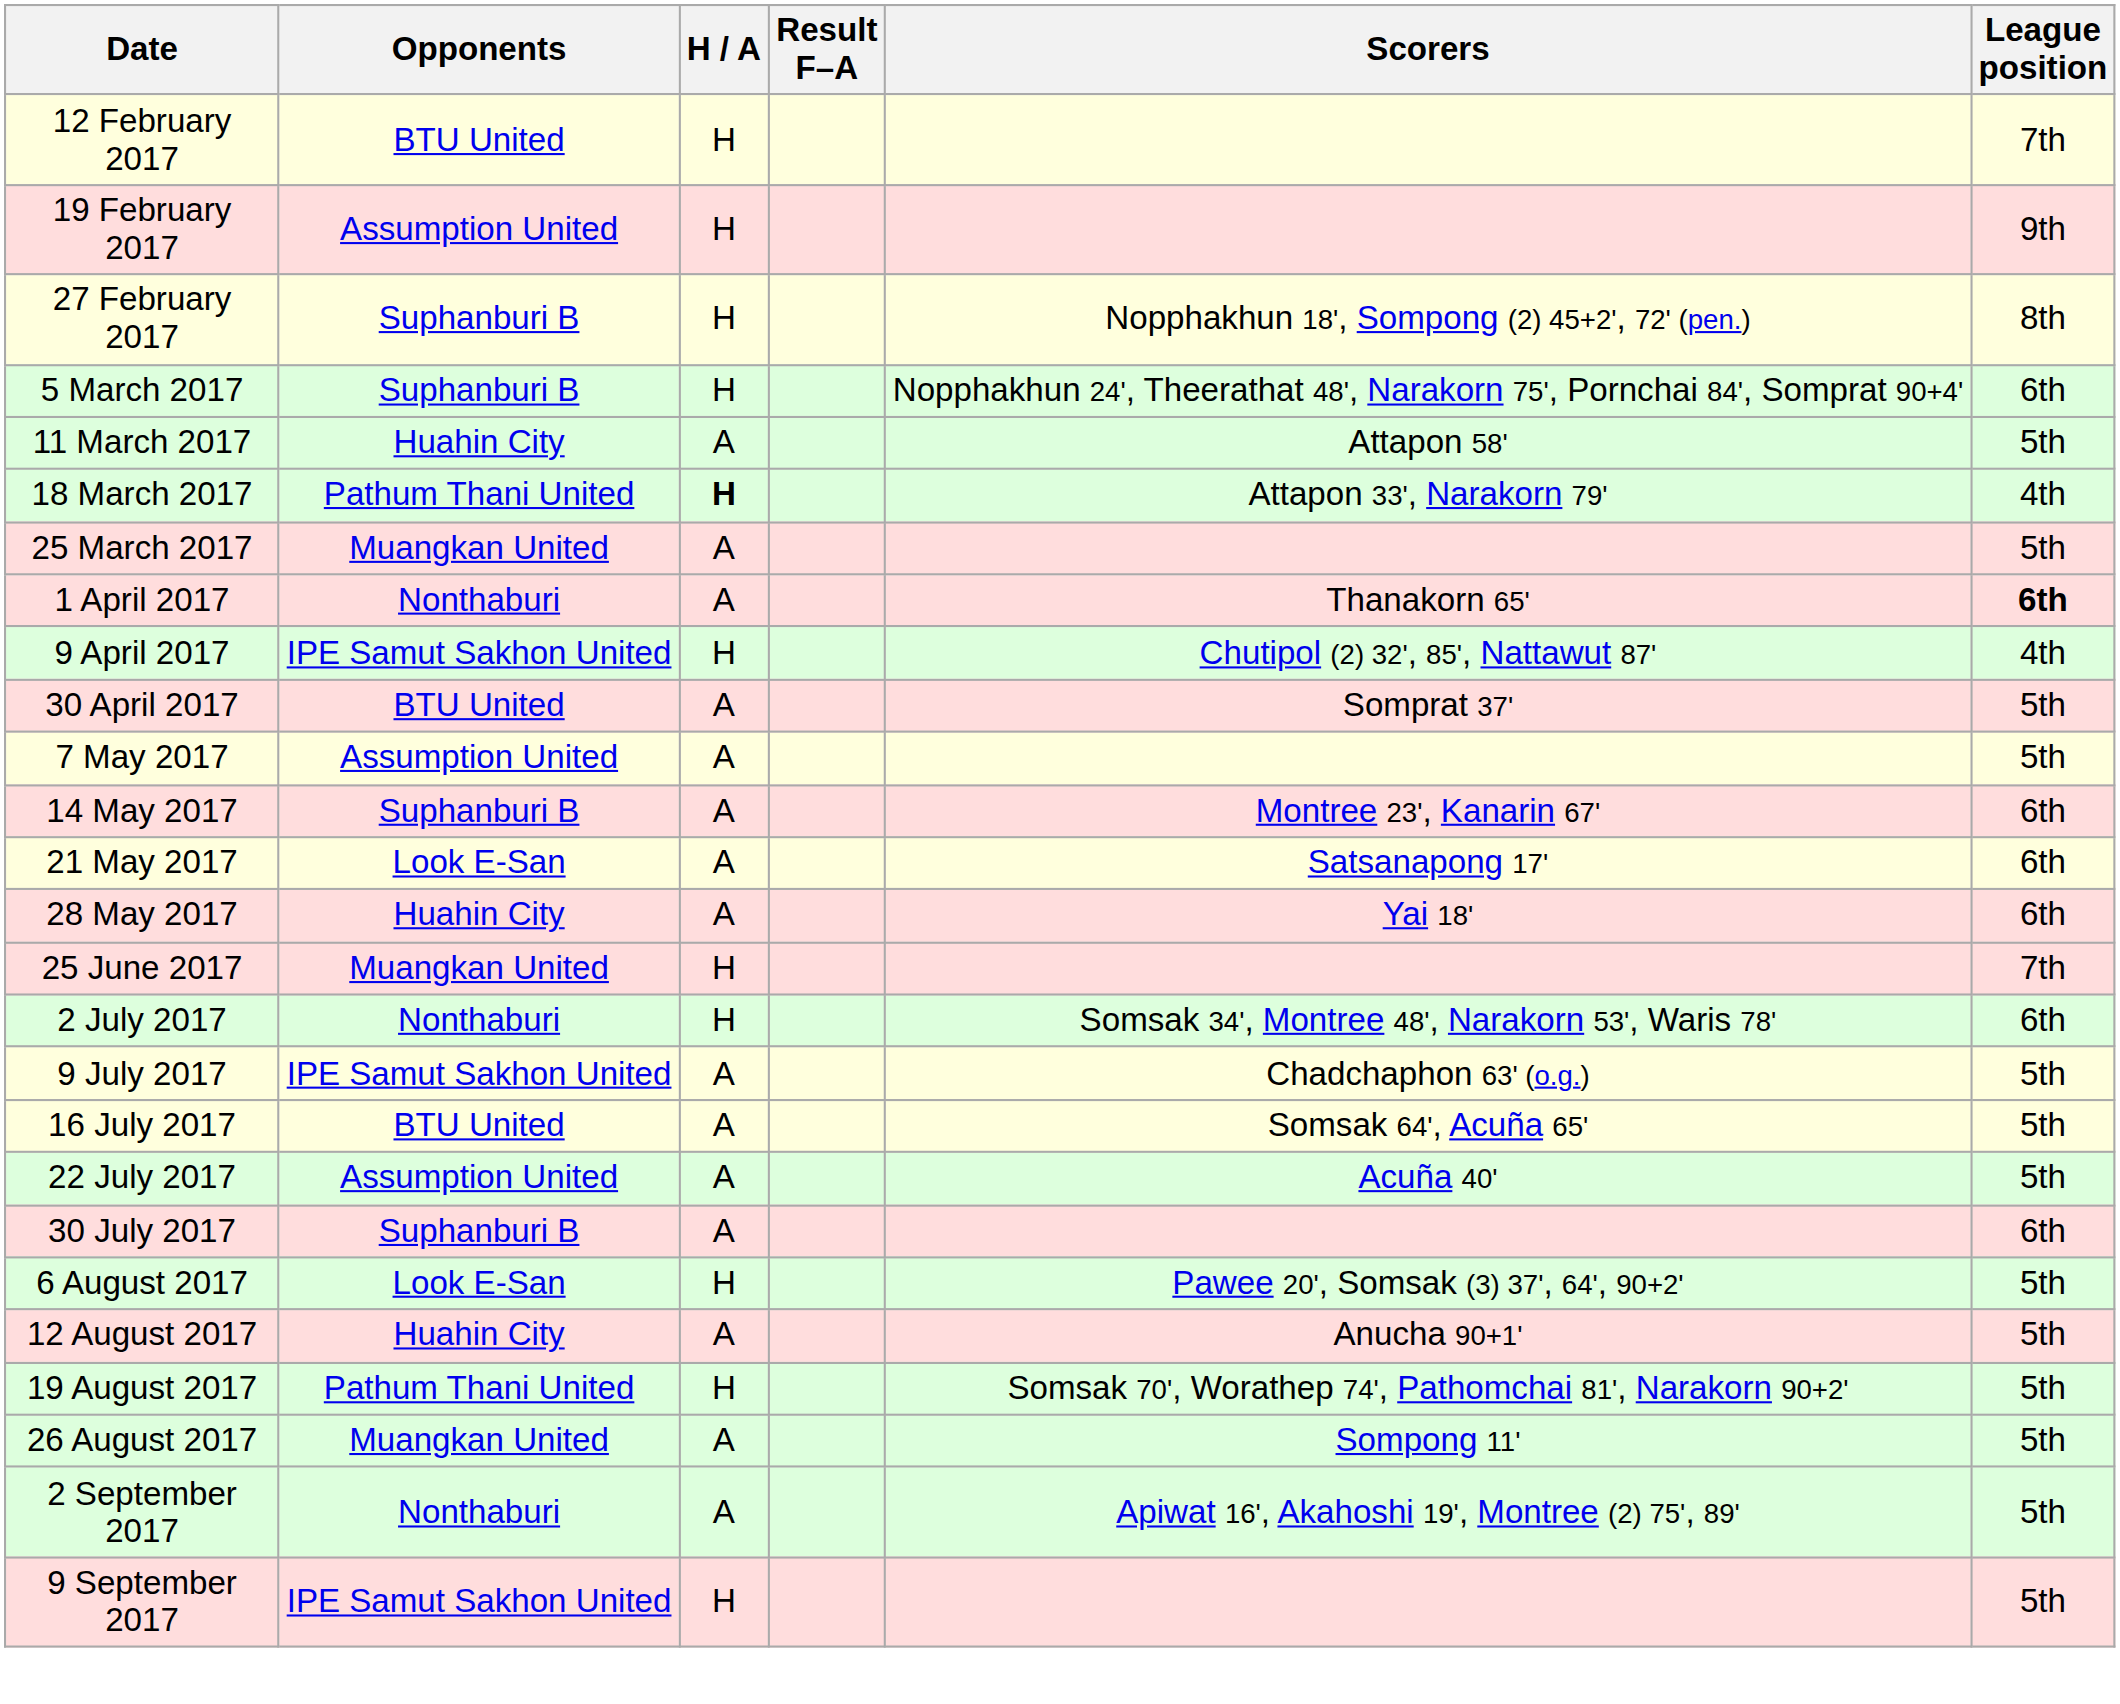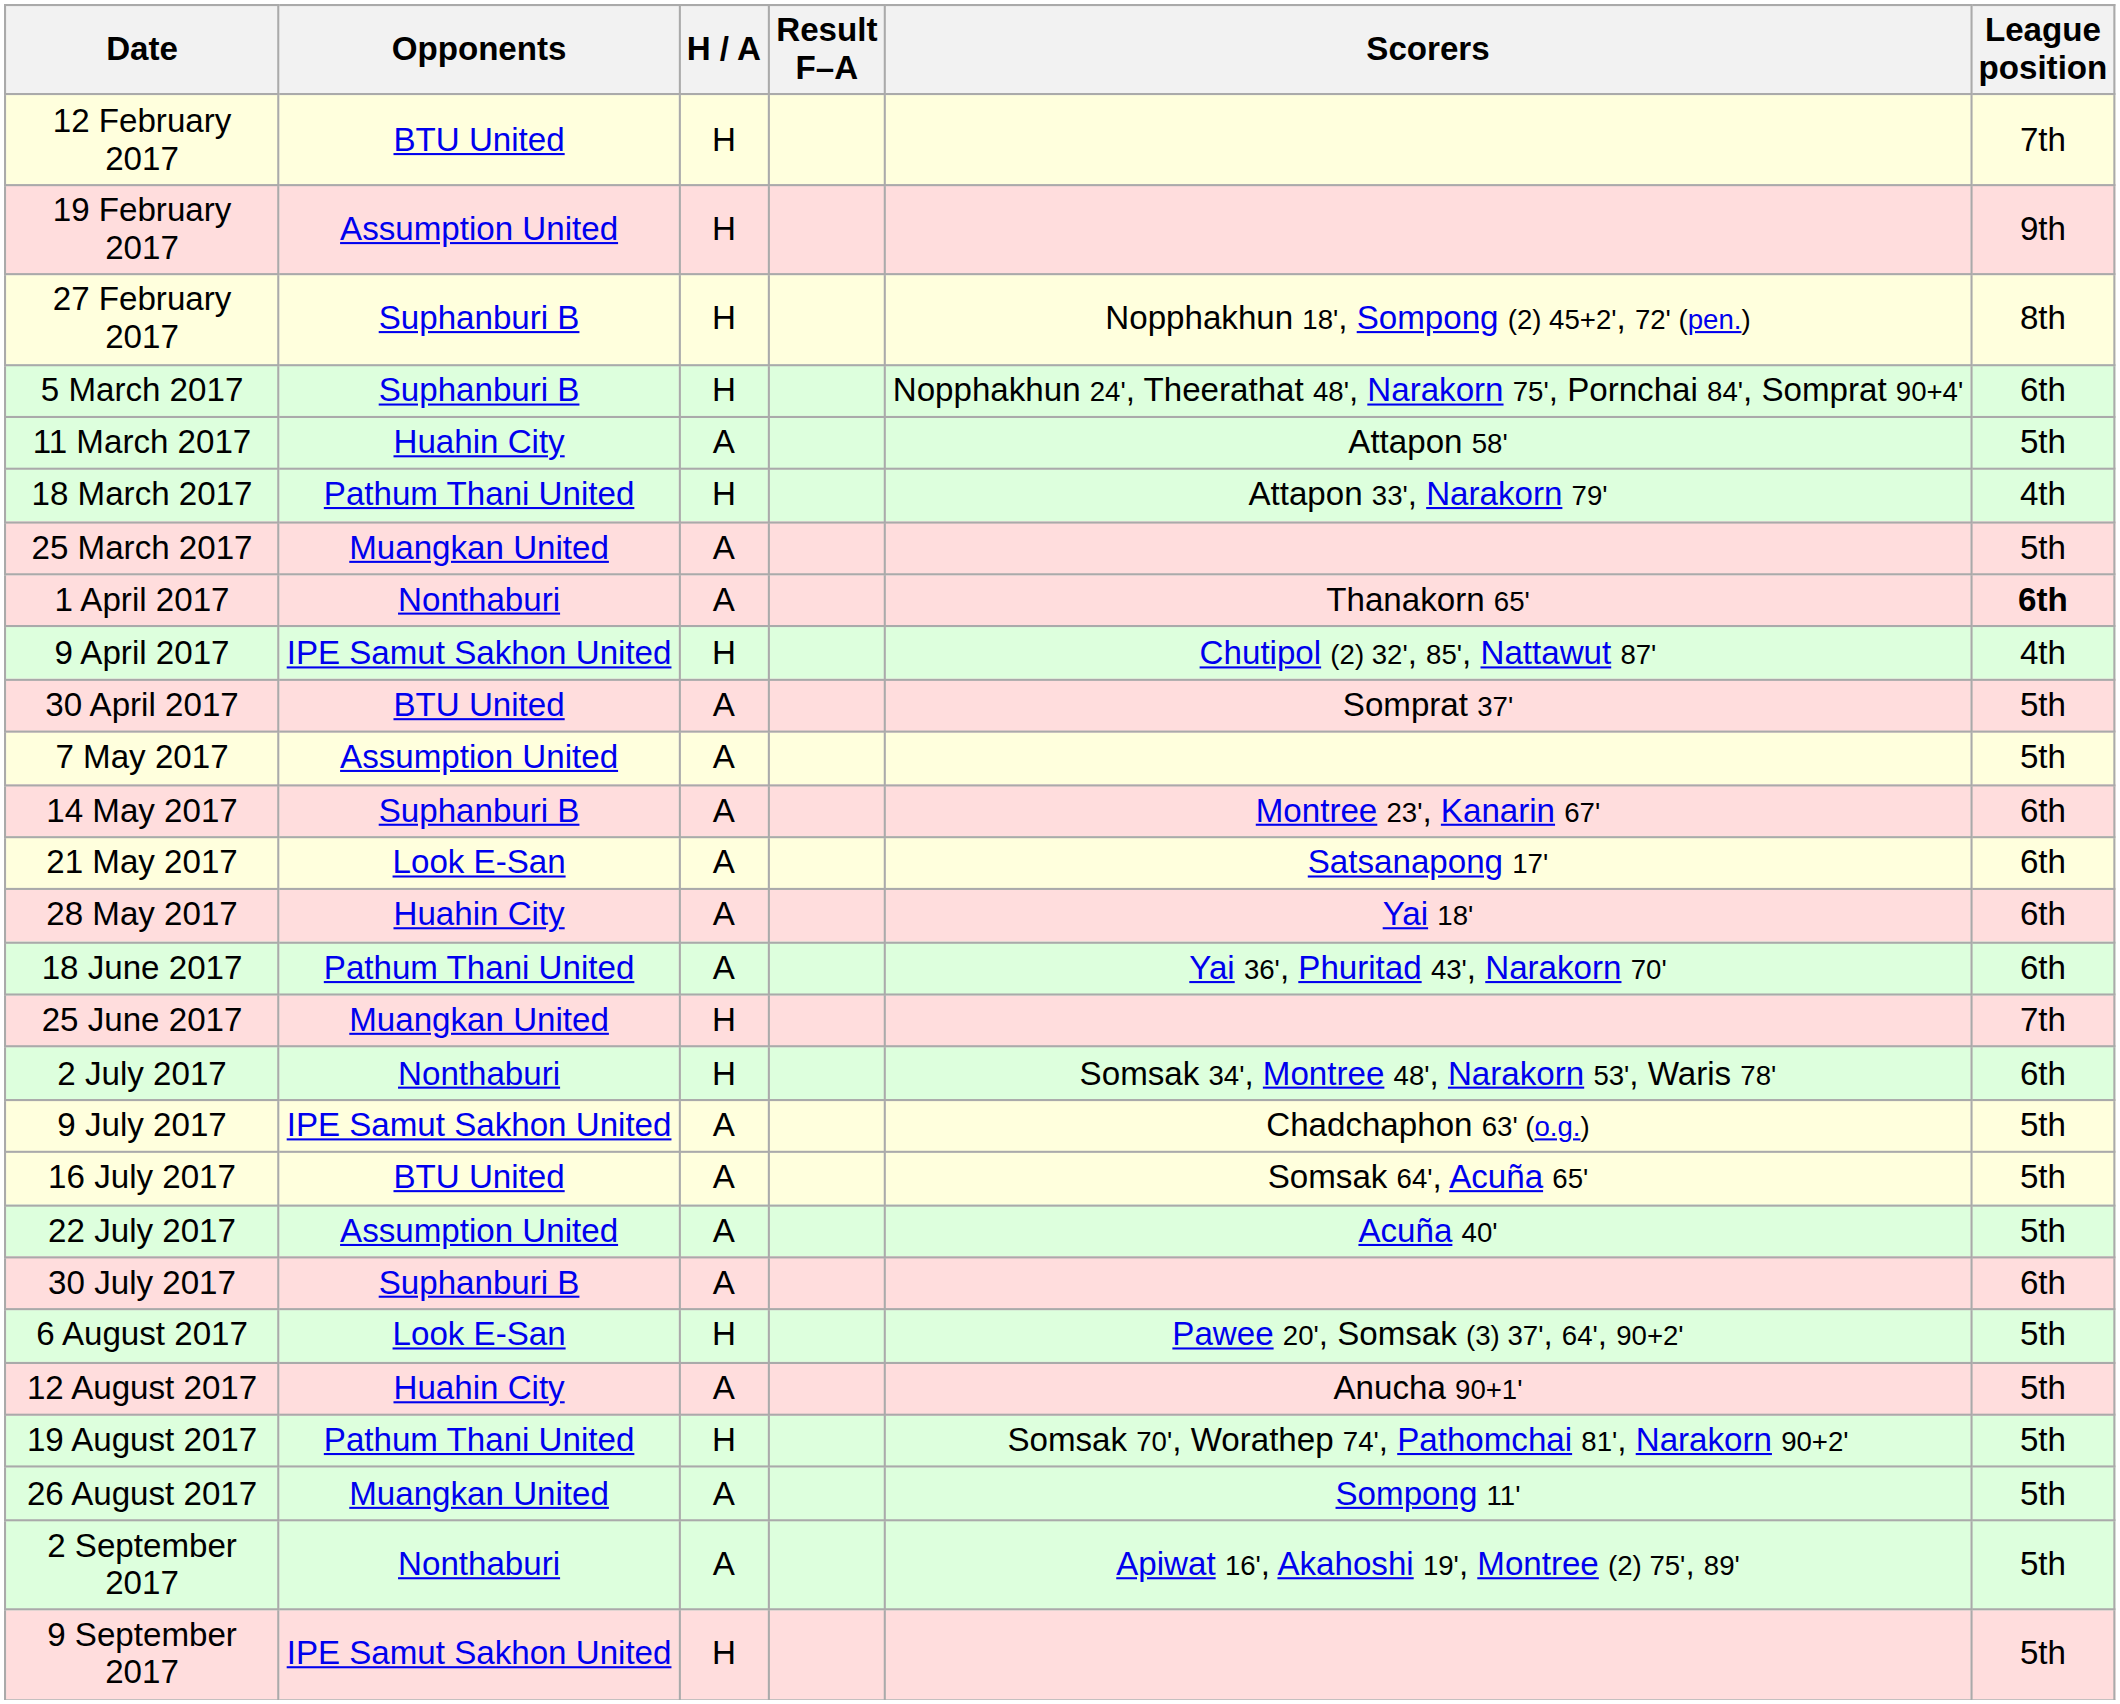(724, 494) bold -> (724, 494) normal
+ row: (142, 967)
